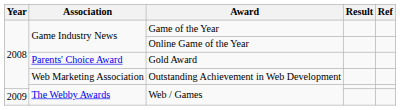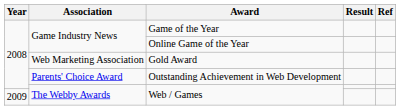(77, 60) Parents' Choice Award -> (88, 60) Web Marketing Association
(88, 76) Web Marketing Association -> (77, 76) Parents' Choice Award
